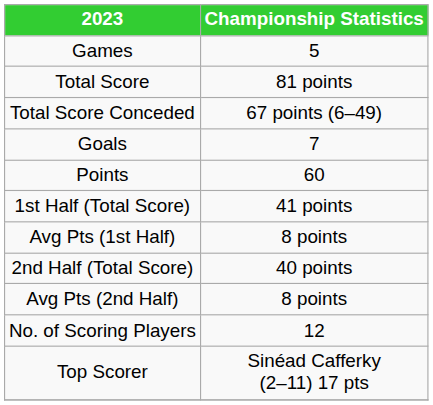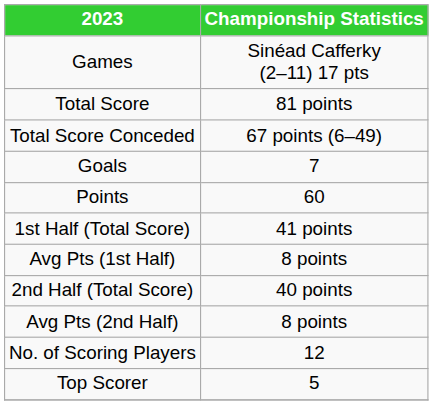(314, 50) 5 -> (314, 62) Sinéad Cafferky (2–11) 17 pts
(314, 372) Sinéad Cafferky (2–11) 17 pts -> (314, 383) 5
